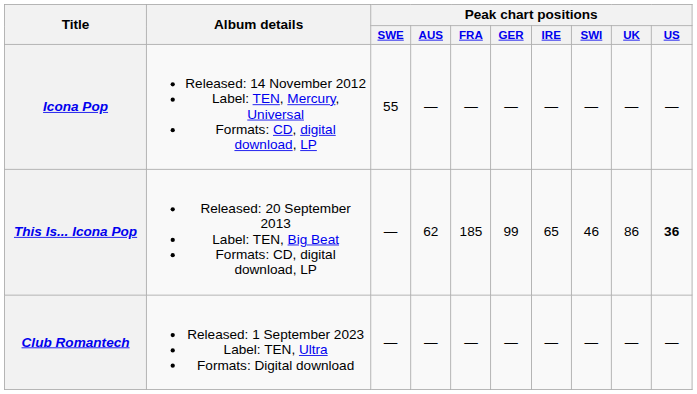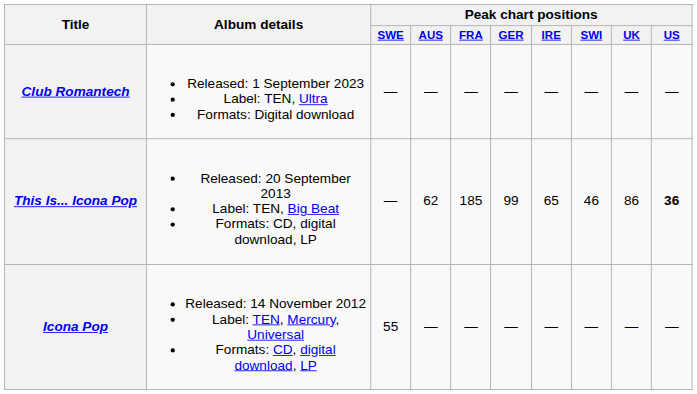rows swapped: (76, 106) <-> (76, 342)
